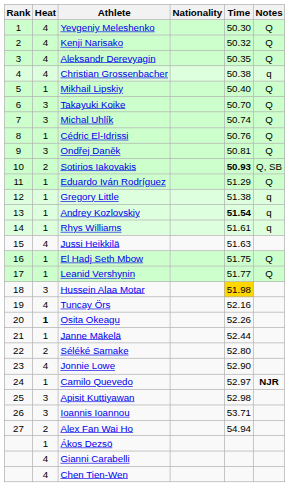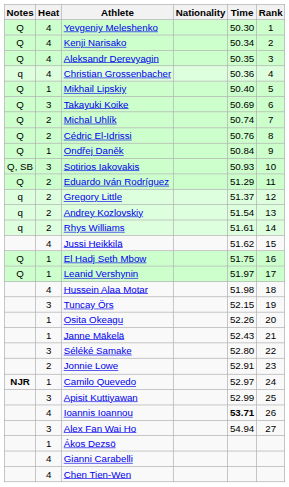columns swapped: (18, 12) <-> (269, 12)
(239, 43) 50.32 -> (242, 43) 50.34
(239, 74) 50.38 -> (242, 74) 50.36
(239, 105) 50.70 -> (242, 105) 50.69
(45, 120) 3 -> (49, 120) 2
(45, 135) 1 -> (49, 135) 2
(45, 151) 3 -> (49, 151) 1
(239, 151) 50.81 -> (242, 151) 50.84
(45, 166) 2 -> (49, 166) 3
(239, 166) bold -> (242, 166) normal
(45, 182) 1 -> (49, 182) 2
(45, 197) 1 -> (49, 197) 2
(239, 197) 51.38 -> (242, 197) 51.37
(45, 212) 1 -> (49, 212) 2
(239, 212) bold -> (242, 212) normal
(45, 228) 1 -> (49, 228) 2
(239, 243) 51.63 -> (242, 243) 51.62
(239, 274) 51.77 -> (242, 274) 51.97
(45, 289) 3 -> (49, 289) 4
(239, 289) gold background -> (242, 289) no background
(45, 305) 4 -> (49, 305) 3
(239, 305) 52.16 -> (242, 305) 52.15
(45, 320) bold -> (49, 320) normal
(239, 336) 52.44 -> (242, 336) 52.43
(45, 351) 2 -> (49, 351) 3
(45, 366) 4 -> (49, 366) 2
(239, 366) 52.90 -> (242, 366) 52.91
(239, 397) 52.98 -> (242, 397) 52.99
(45, 413) 3 -> (49, 413) 4
(239, 413) normal -> (242, 413) bold
(45, 428) 2 -> (49, 428) 3
